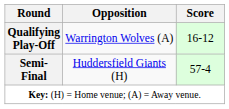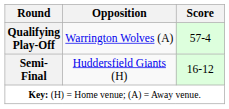(200, 38) 16-12 -> (200, 38) 57-4
(200, 69) 57-4 -> (200, 69) 16-12
